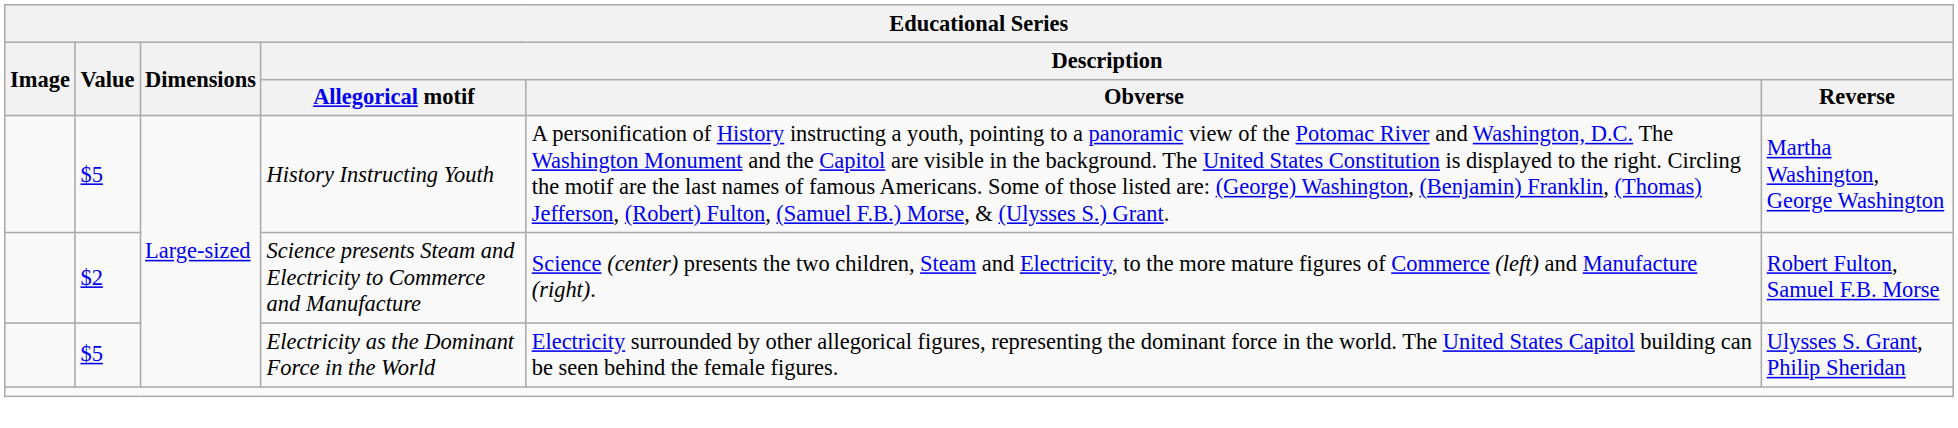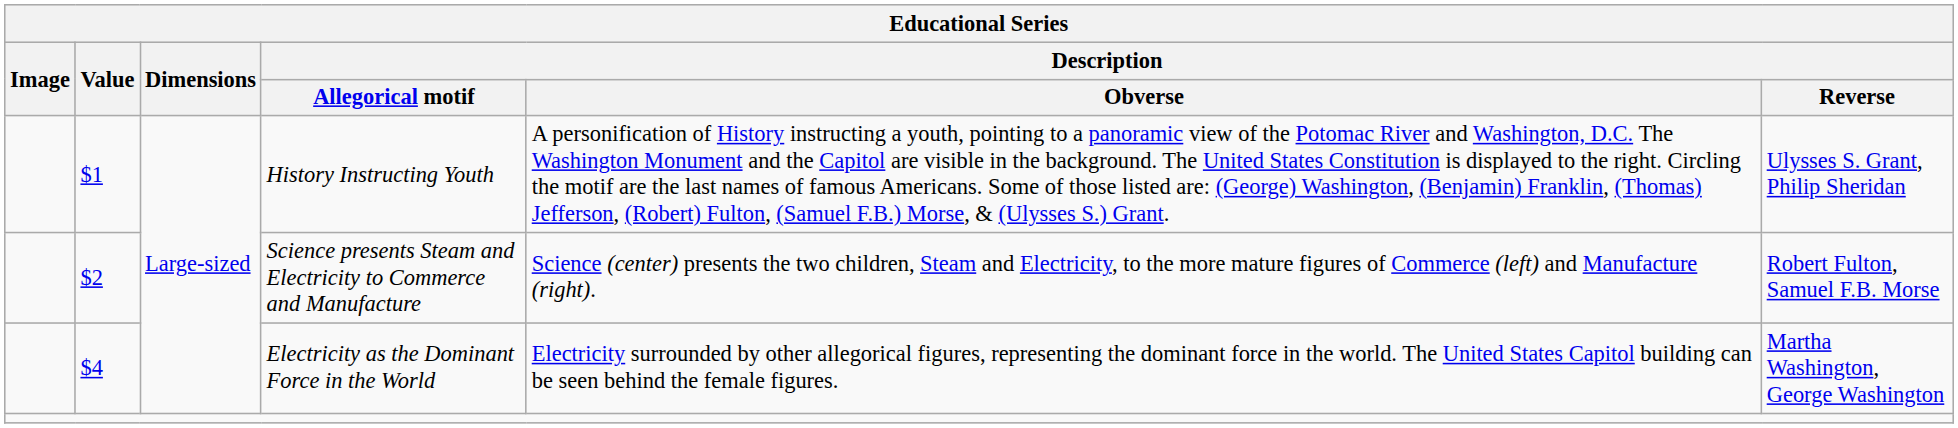(92, 174) $5 -> (92, 174) $1
(1855, 174) Martha Washington, George Washington -> (1845, 174) Ulysses S. Grant, Philip Sheridan
(92, 354) $5 -> (92, 367) $4
(1845, 354) Ulysses S. Grant, Philip Sheridan -> (1855, 367) Martha Washington, George Washington
